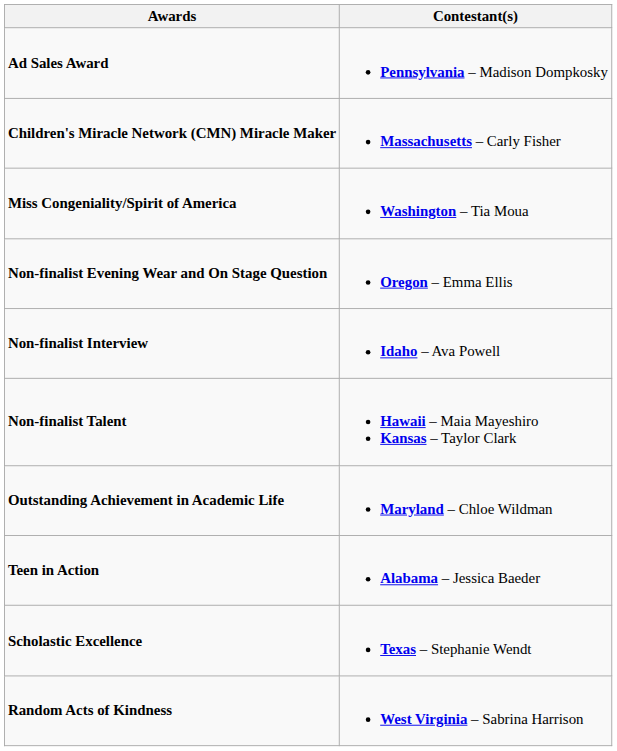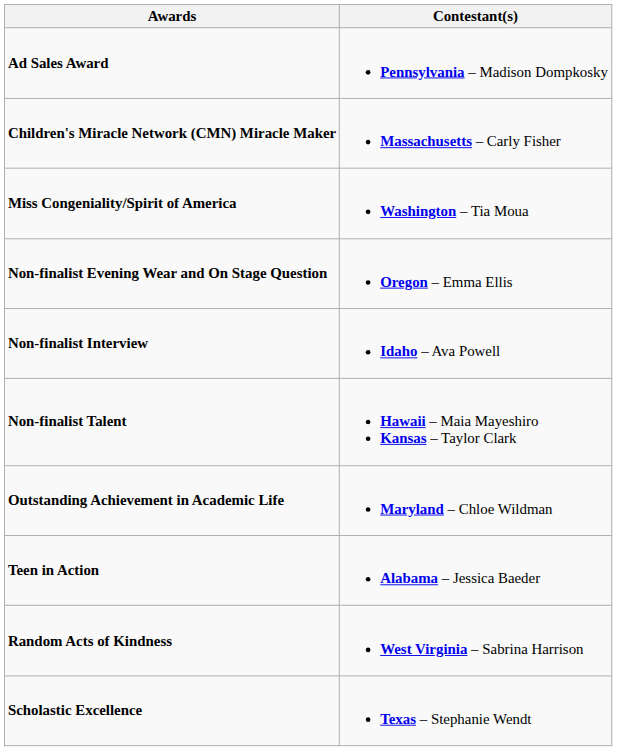rows swapped: (75, 640) <-> (90, 710)
